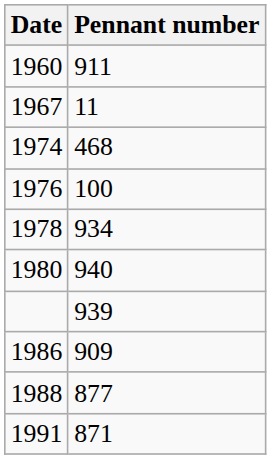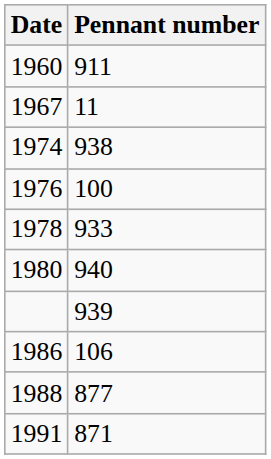(93, 147) 468 -> (93, 147) 938
(93, 229) 934 -> (93, 229) 933
(93, 351) 909 -> (93, 351) 106
